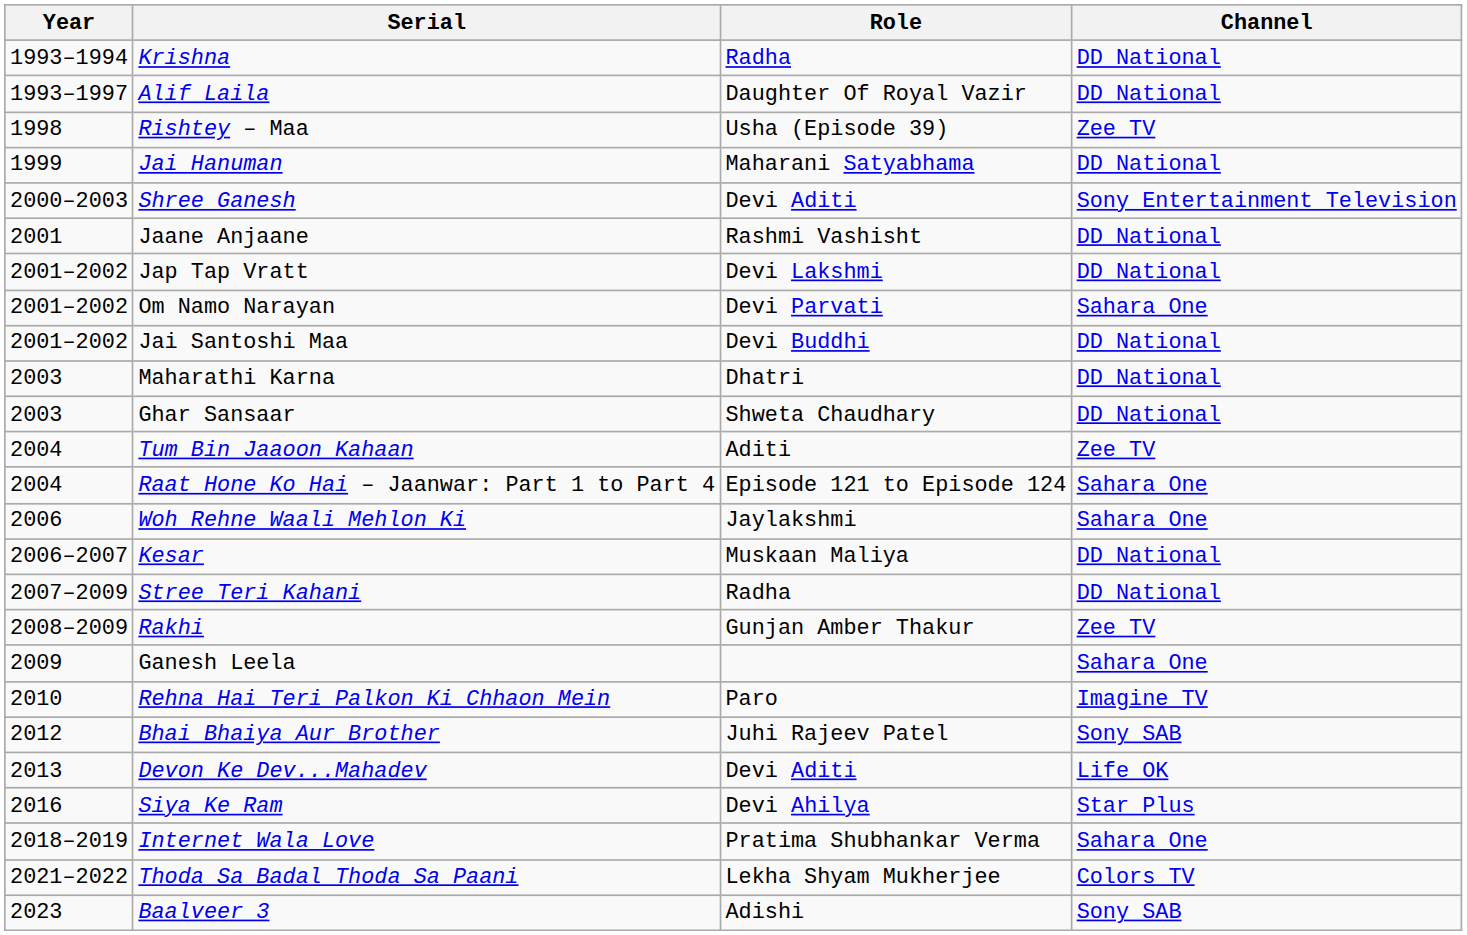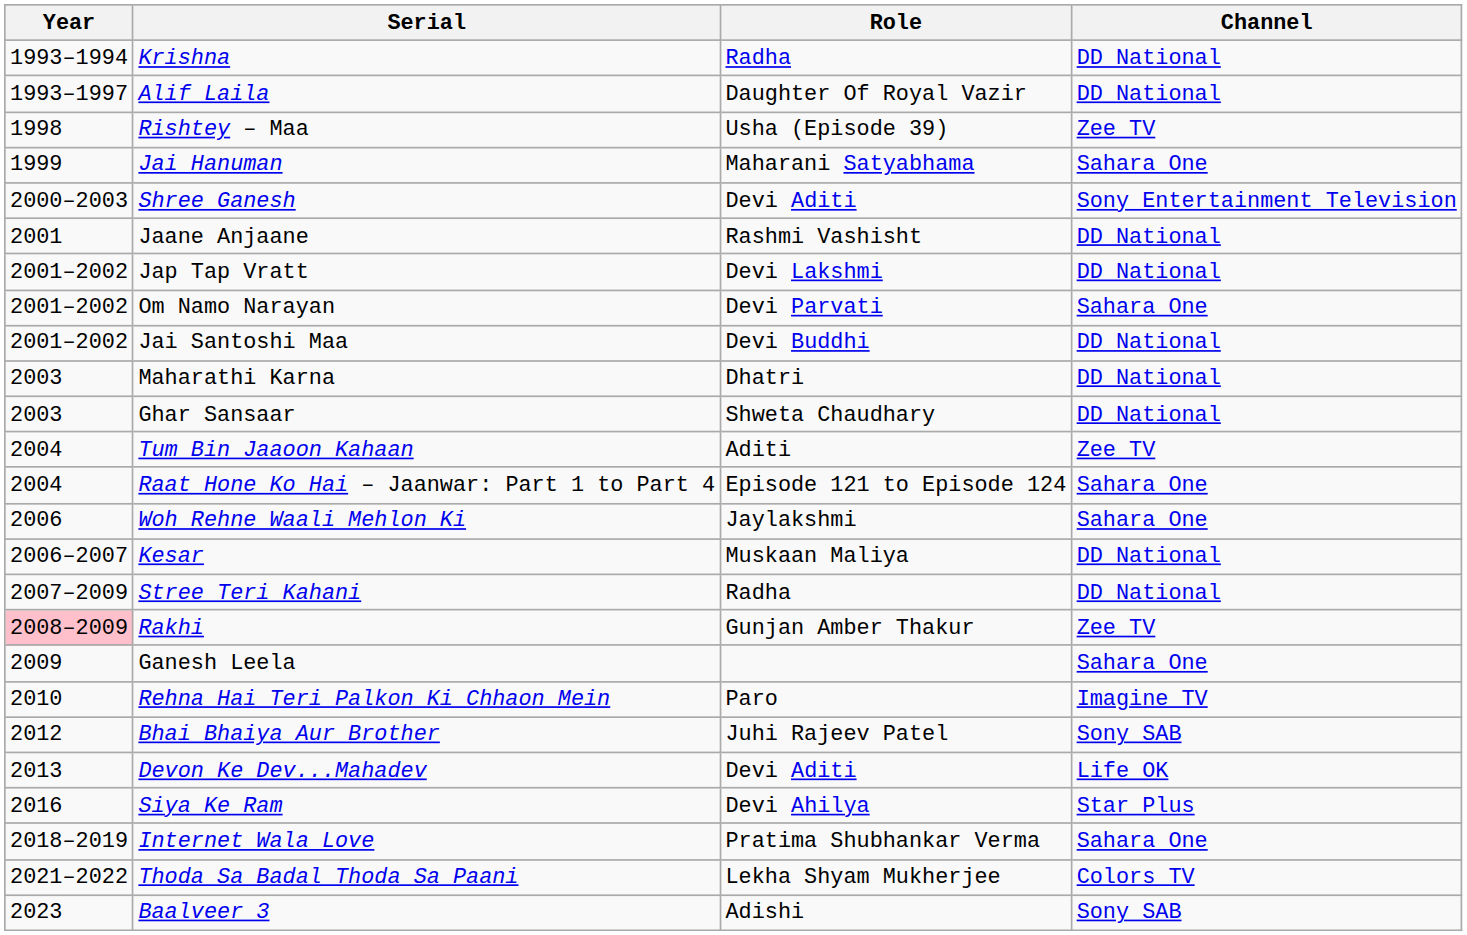(1149, 165) DD National -> (1142, 165) Sahara One
(69, 628) no background -> (69, 628) pink background
